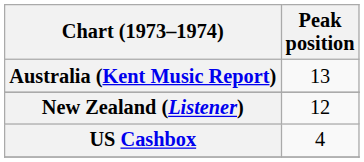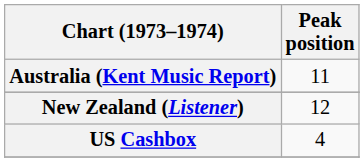(320, 75) 13 -> (320, 75) 11
